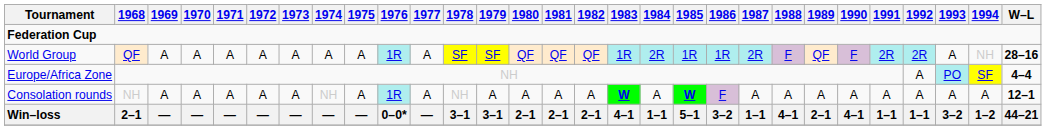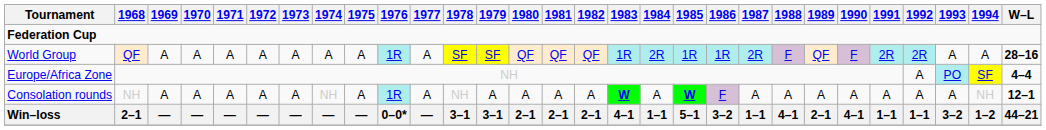(985, 54) NH -> (985, 54) A
(985, 94) A -> (985, 94) NH
